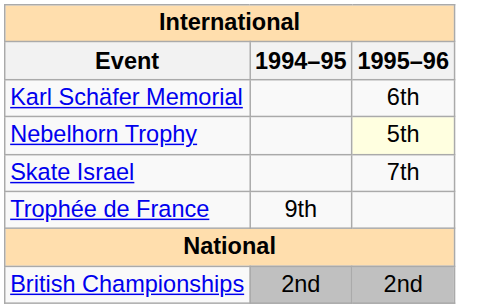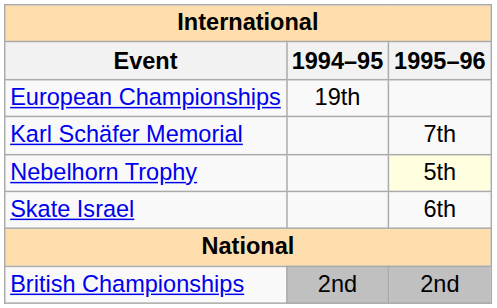+ row: (145, 97)
(403, 97) 6th -> (440, 135) 7th
(403, 172) 7th -> (440, 209) 6th
- row: (110, 209)
